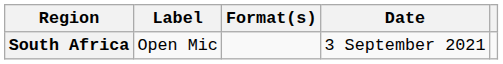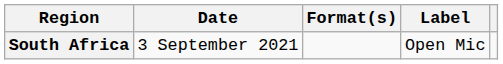columns swapped: (405, 18) <-> (178, 18)
